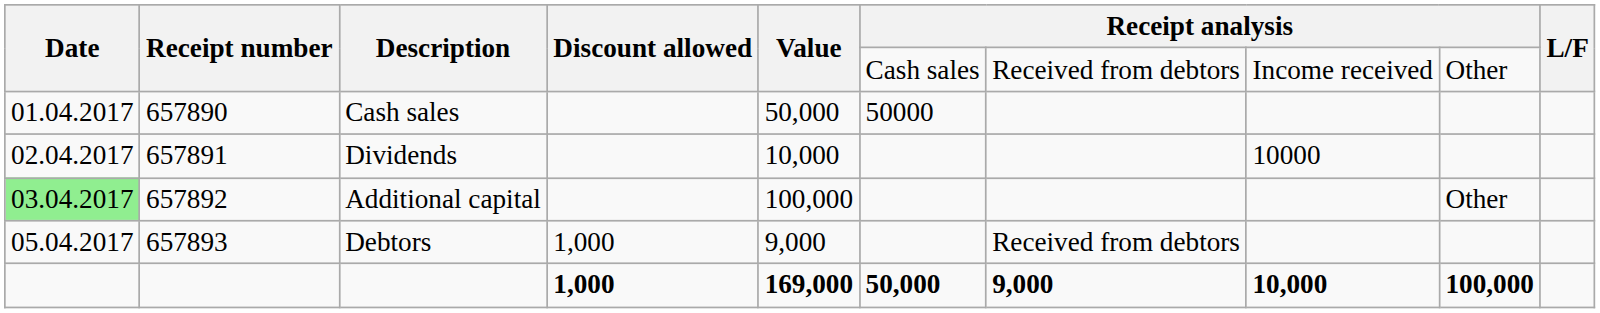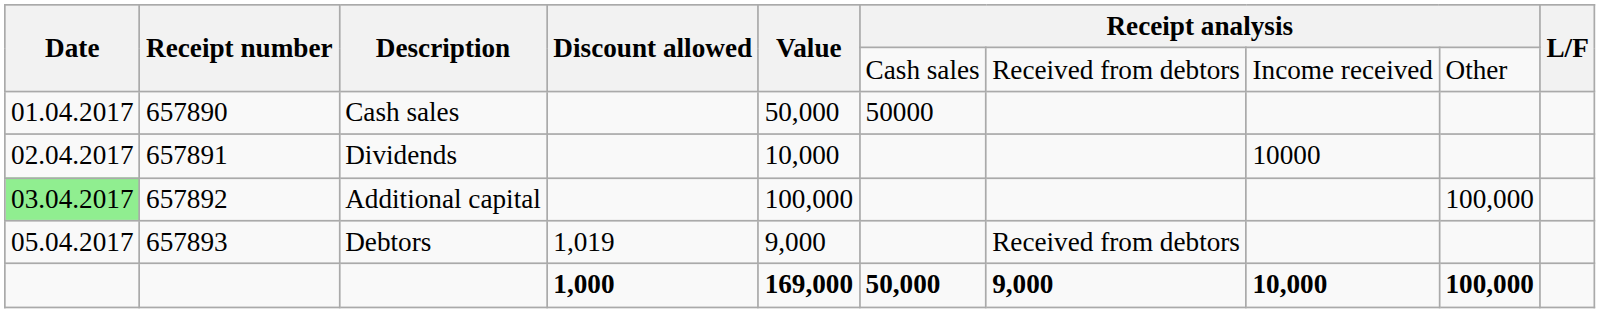(1476, 198) Other -> (1490, 198) 100,000
(584, 241) 1,000 -> (584, 241) 1,019
